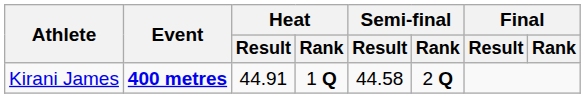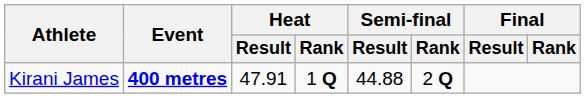(263, 78) 44.91 -> (263, 78) 47.91
(380, 78) 44.58 -> (380, 78) 44.88
